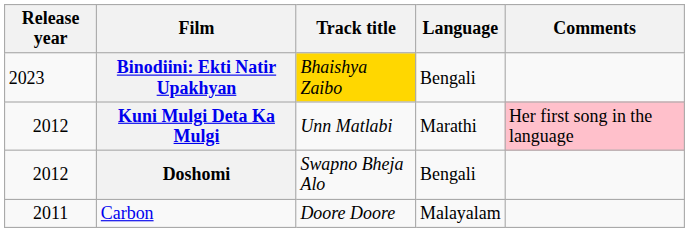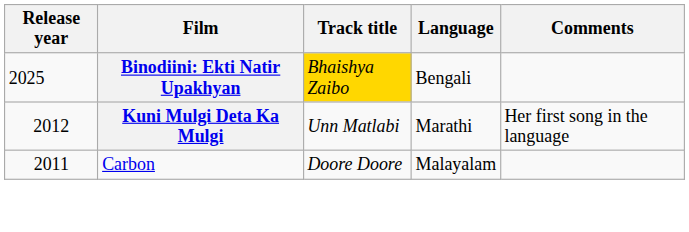(27, 77) 2023 -> (27, 77) 2025
(581, 125) pink background -> (576, 125) no background
- row: (196, 174)
